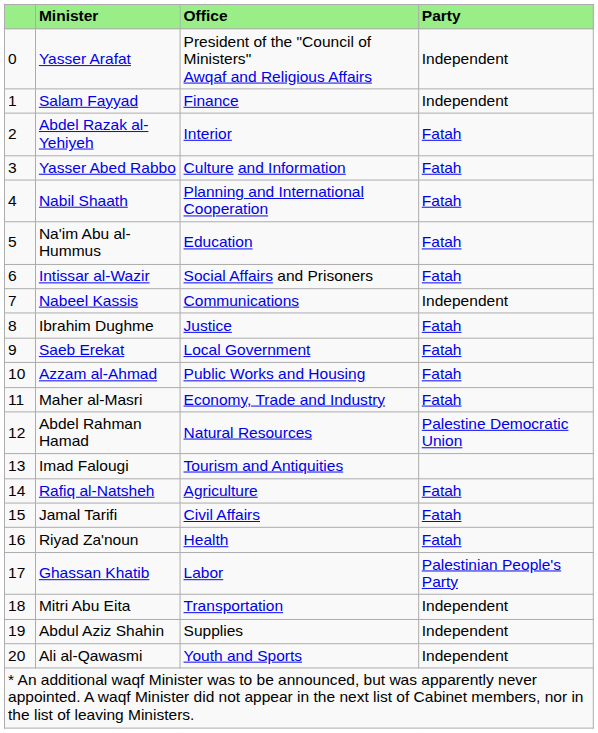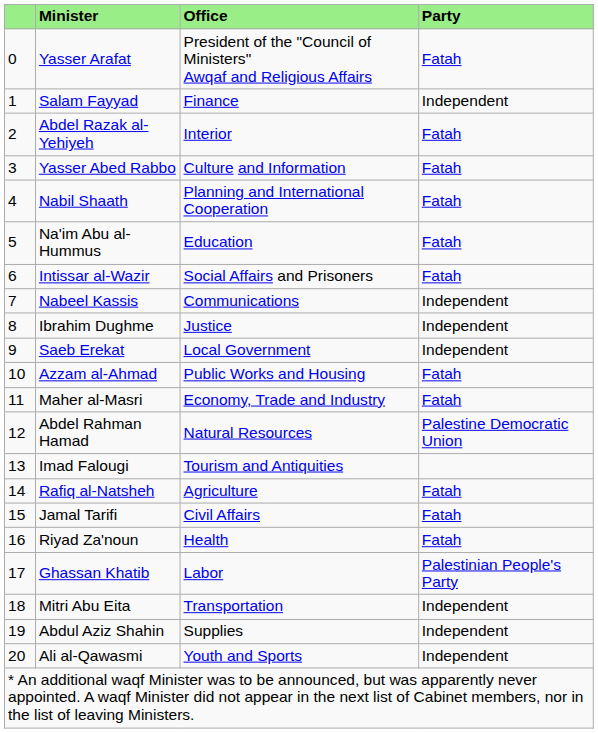(465, 58) Independent -> (442, 58) Fatah
(442, 325) Fatah -> (465, 325) Independent
(442, 350) Fatah -> (465, 350) Independent
